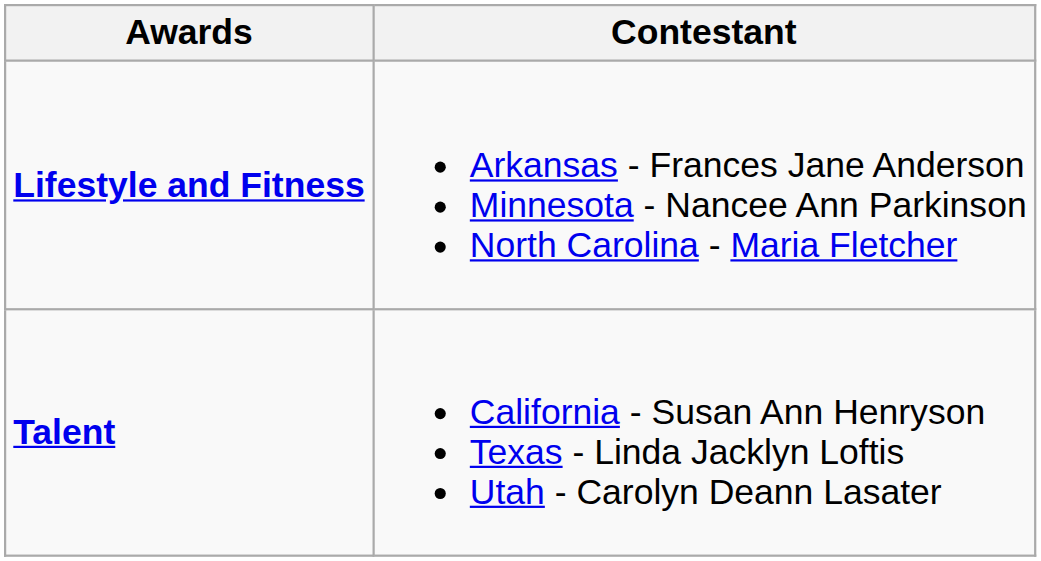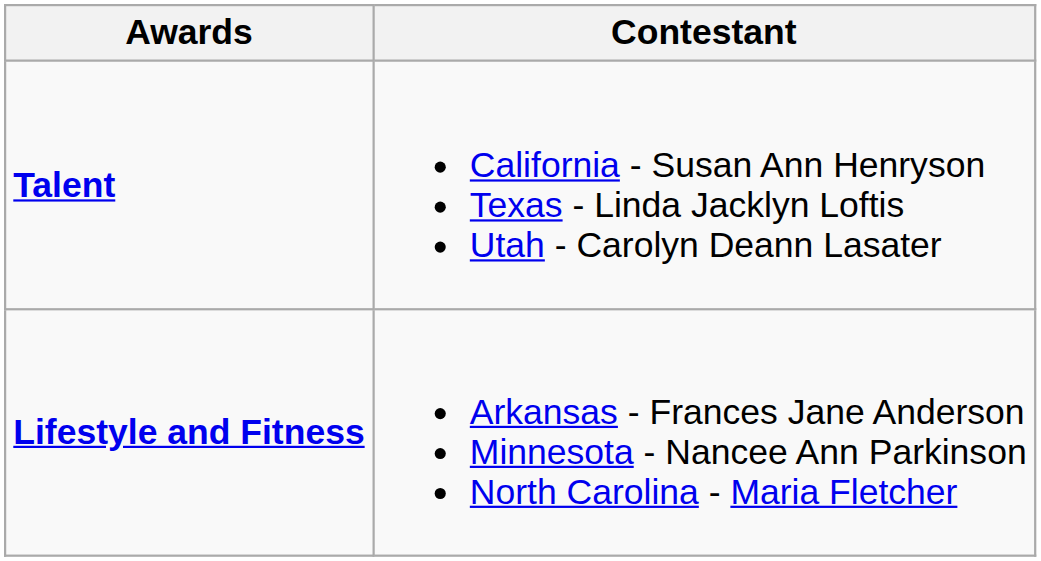rows swapped: (189, 184) <-> (64, 431)
